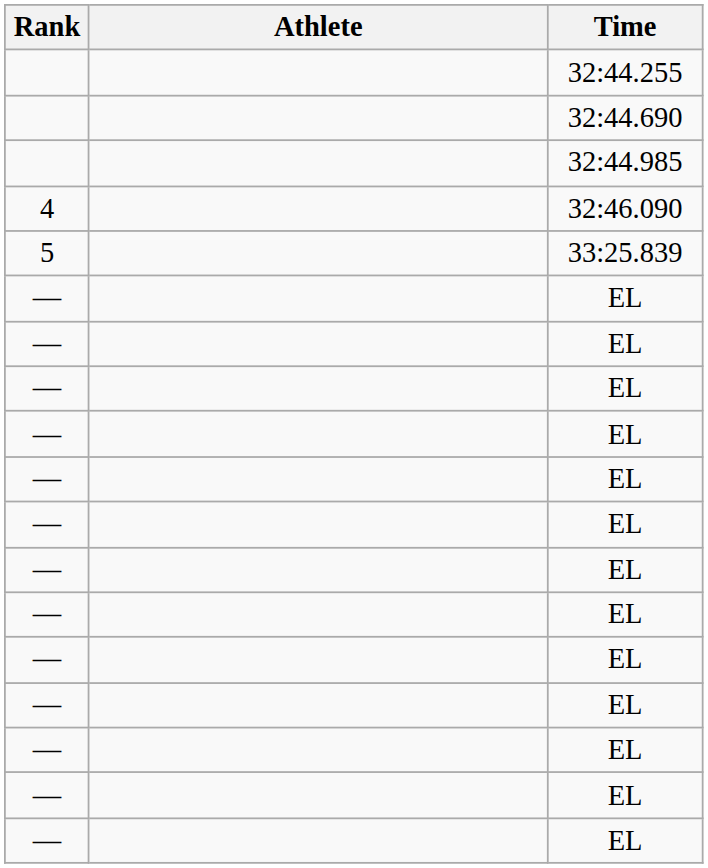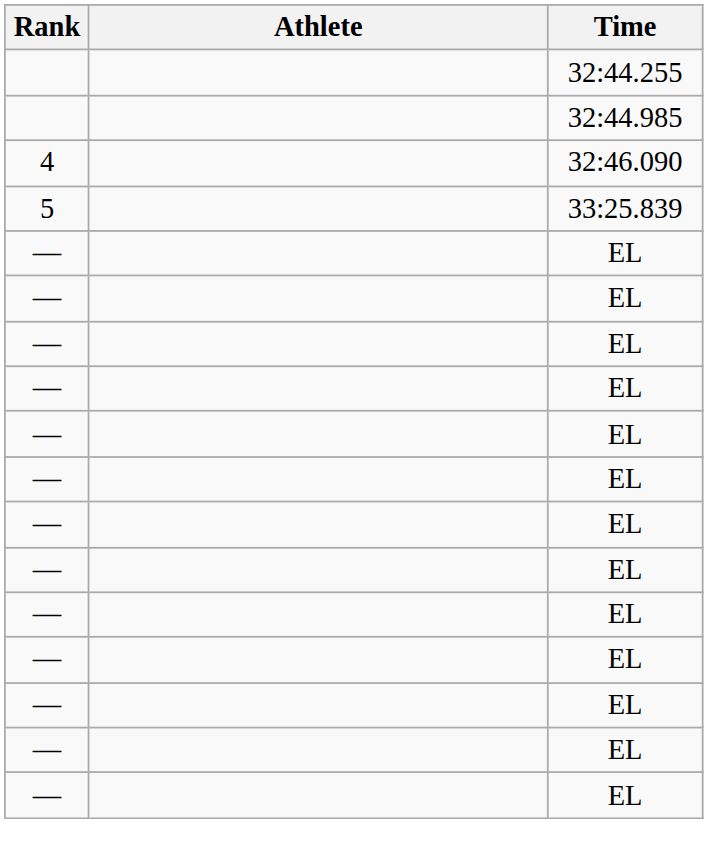- row: (47, 118)
